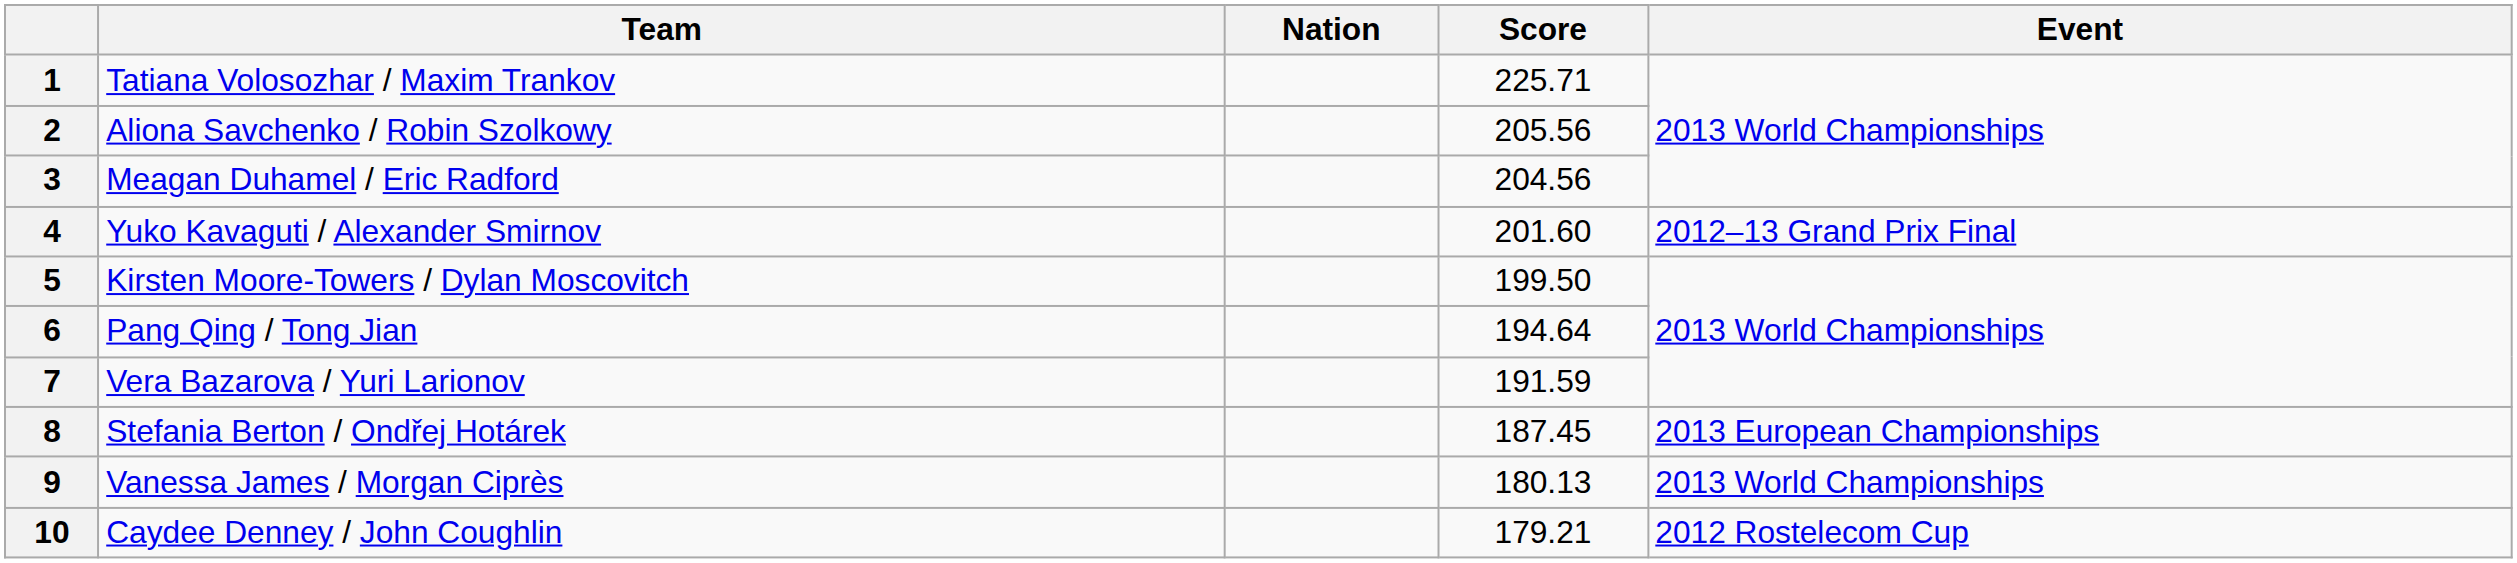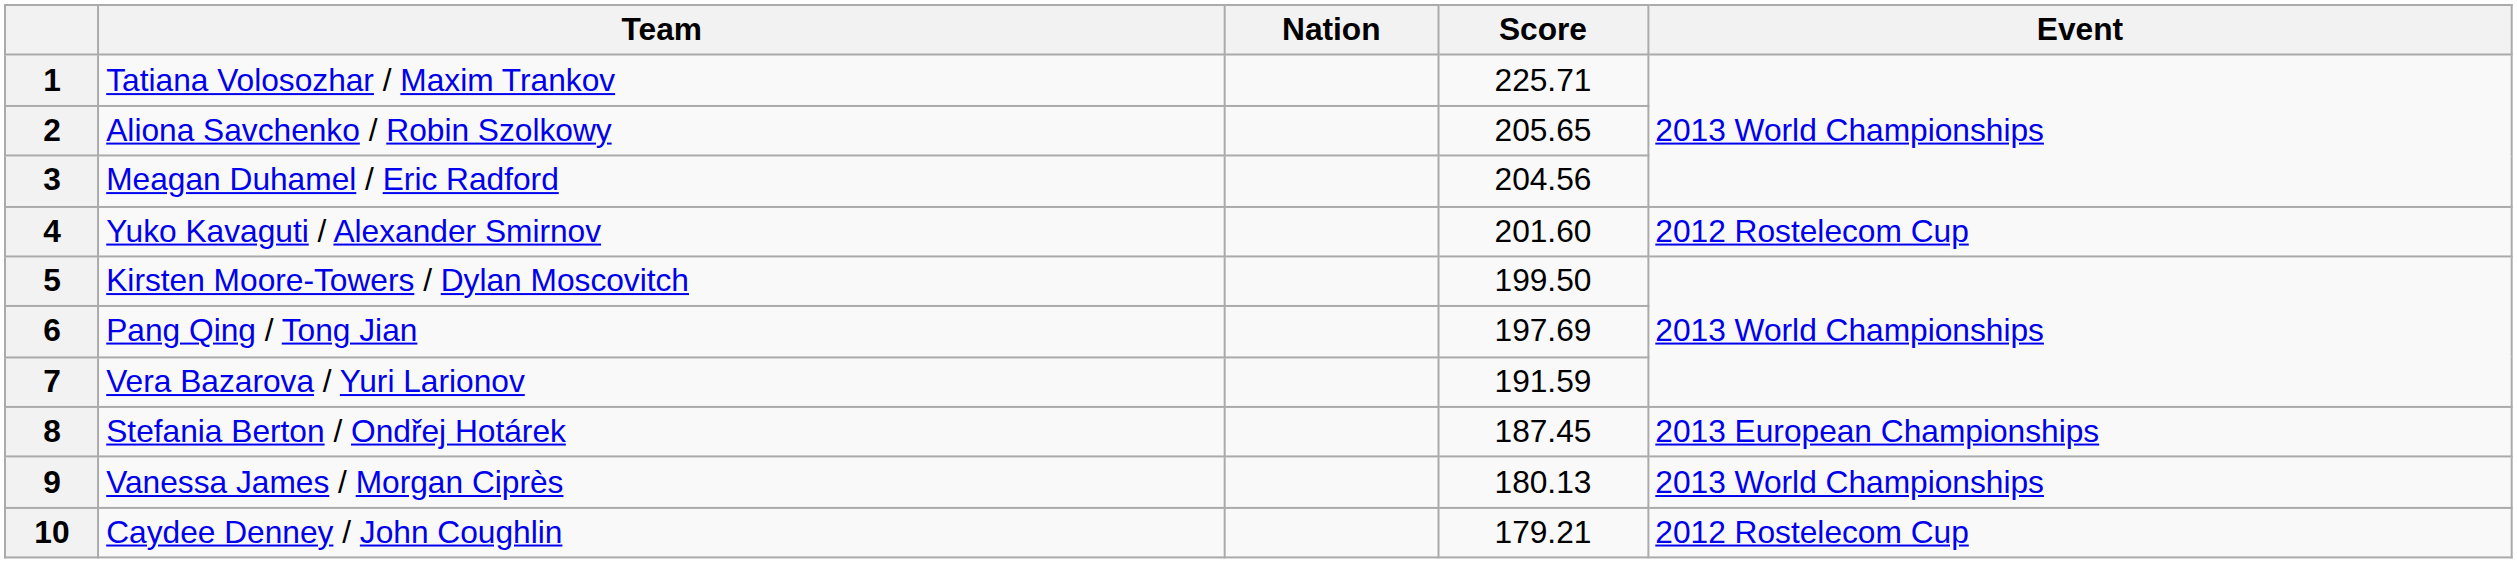(1543, 130) 205.56 -> (1543, 130) 205.65
(1836, 230) 2012–13 Grand Prix Final -> (1812, 230) 2012 Rostelecom Cup
(1543, 331) 194.64 -> (1543, 331) 197.69
